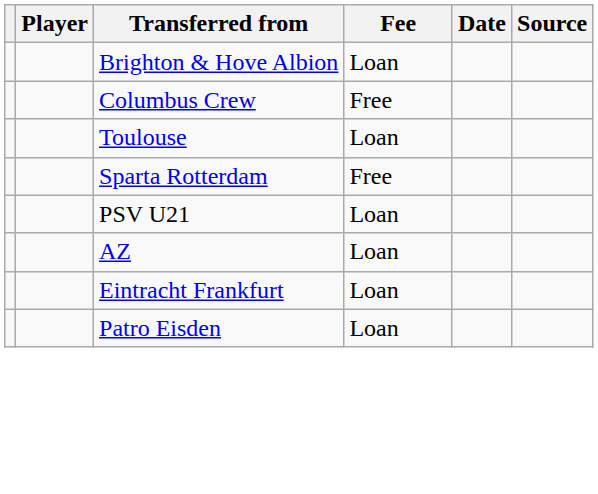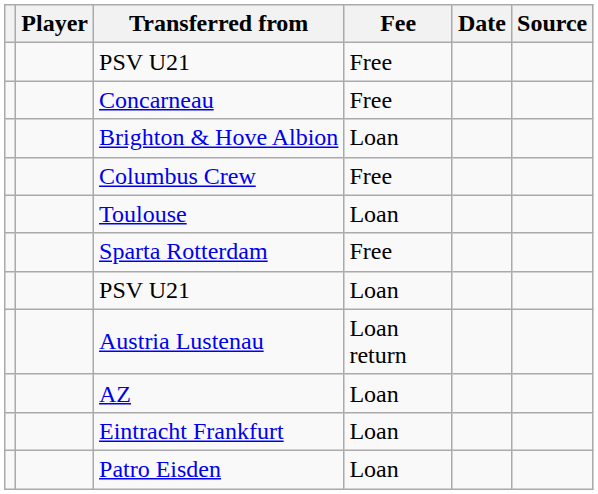+ row: (145, 61)
+ row: (156, 99)
+ row: (181, 341)
